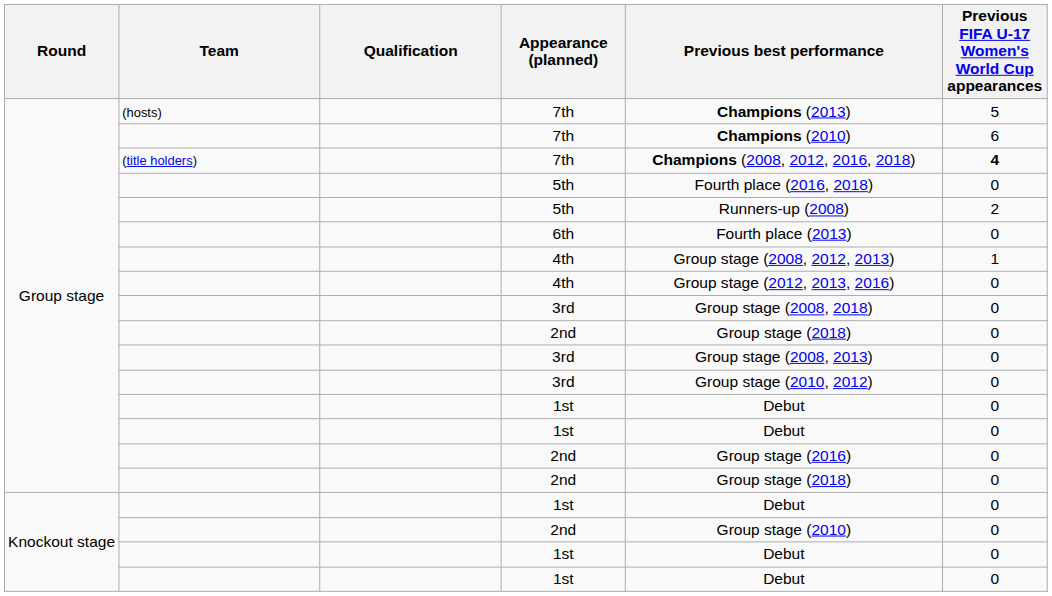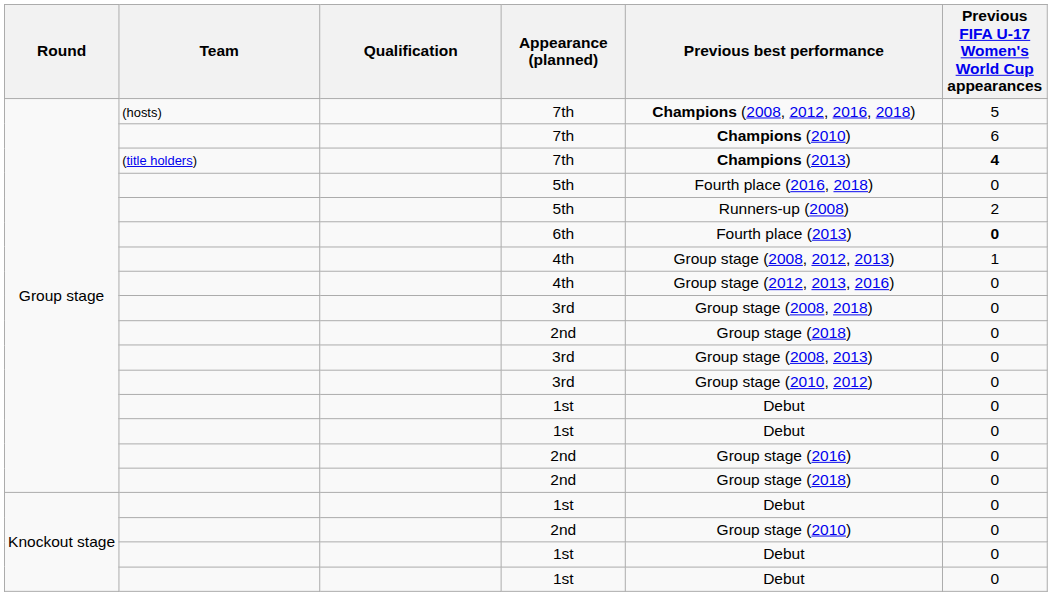(784, 111) Champions (2013) -> (784, 111) Champions (2008, 2012, 2016, 2018)
(784, 160) Champions (2008, 2012, 2016, 2018) -> (784, 160) Champions (2013)
(995, 234) normal -> (995, 234) bold
